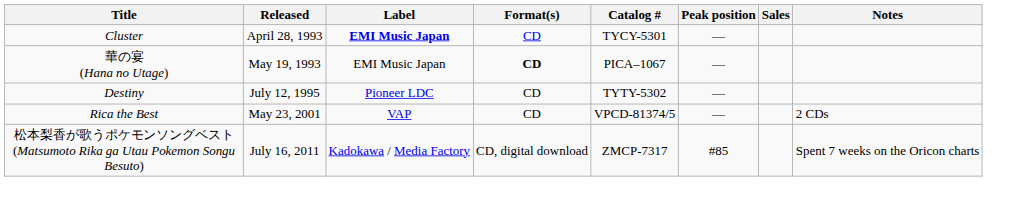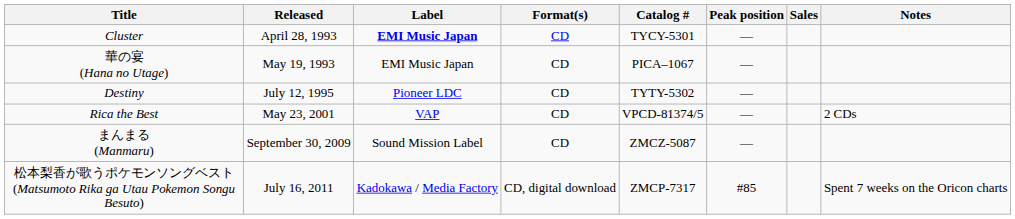(532, 64) bold -> (560, 64) normal
+ row: (124, 143)
